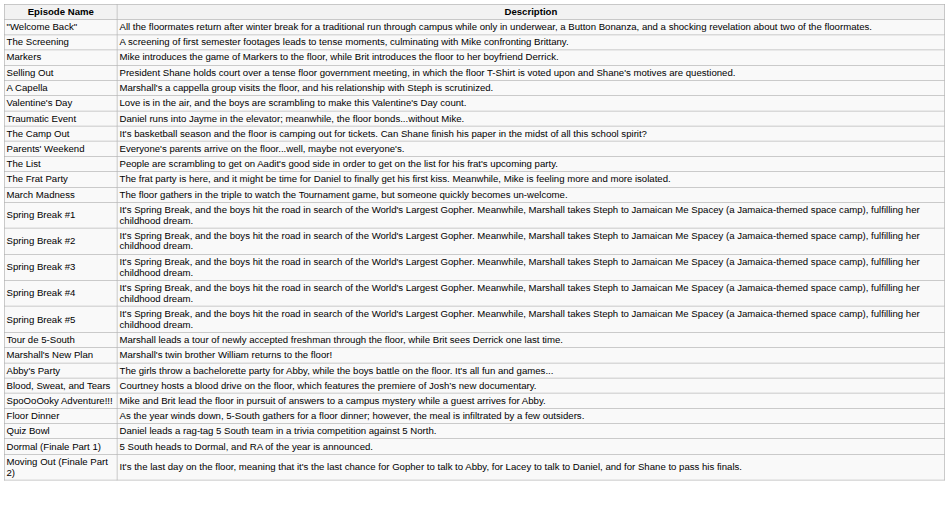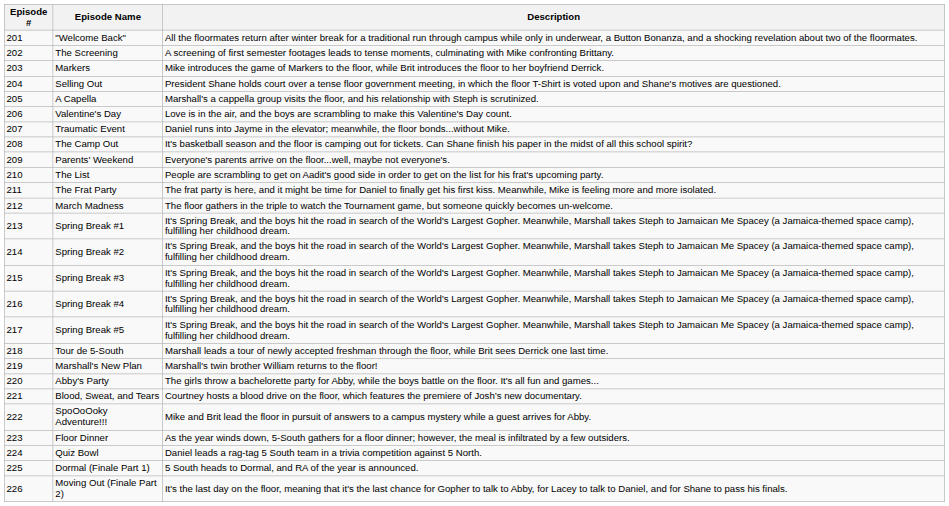+ column: (29, 17)
